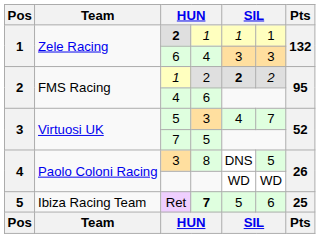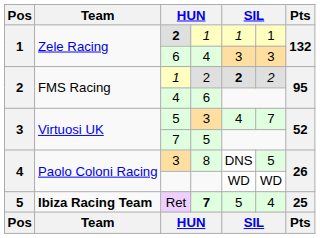(92, 202) normal -> (95, 202) bold
(271, 202) 6 -> (271, 202) 4
